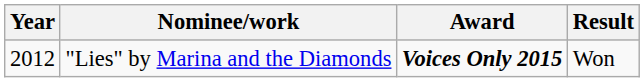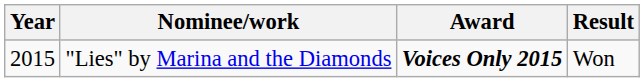(32, 58) 2012 -> (32, 58) 2015
